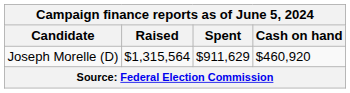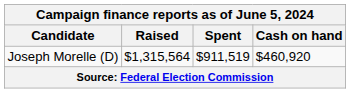(223, 56) $911,629 -> (223, 56) $911,519
